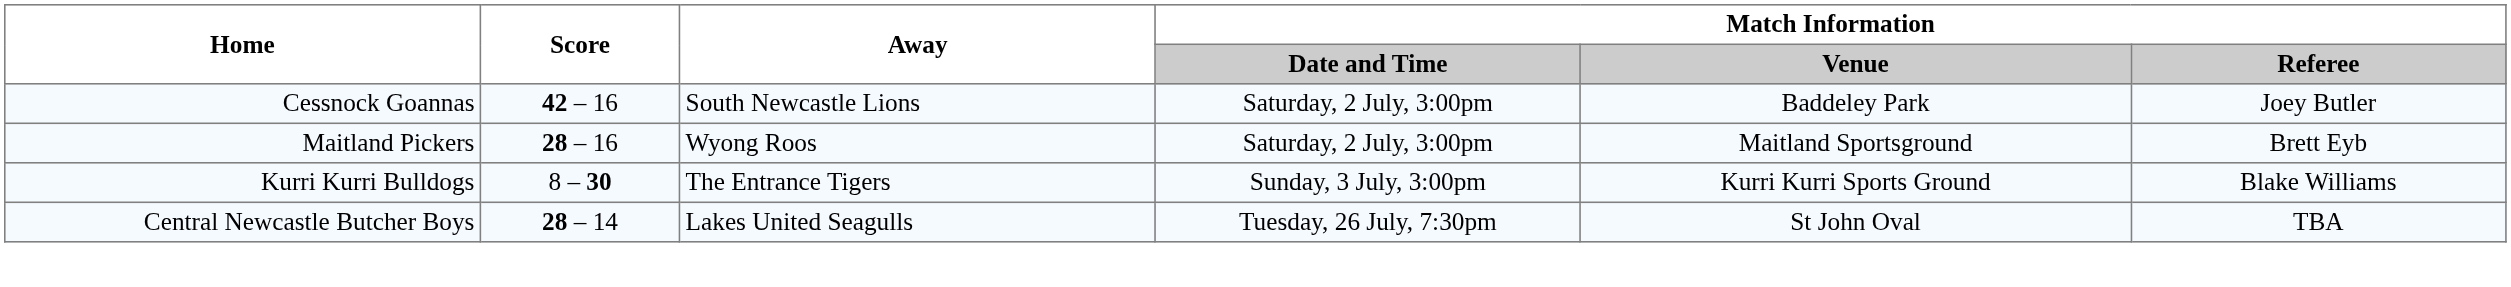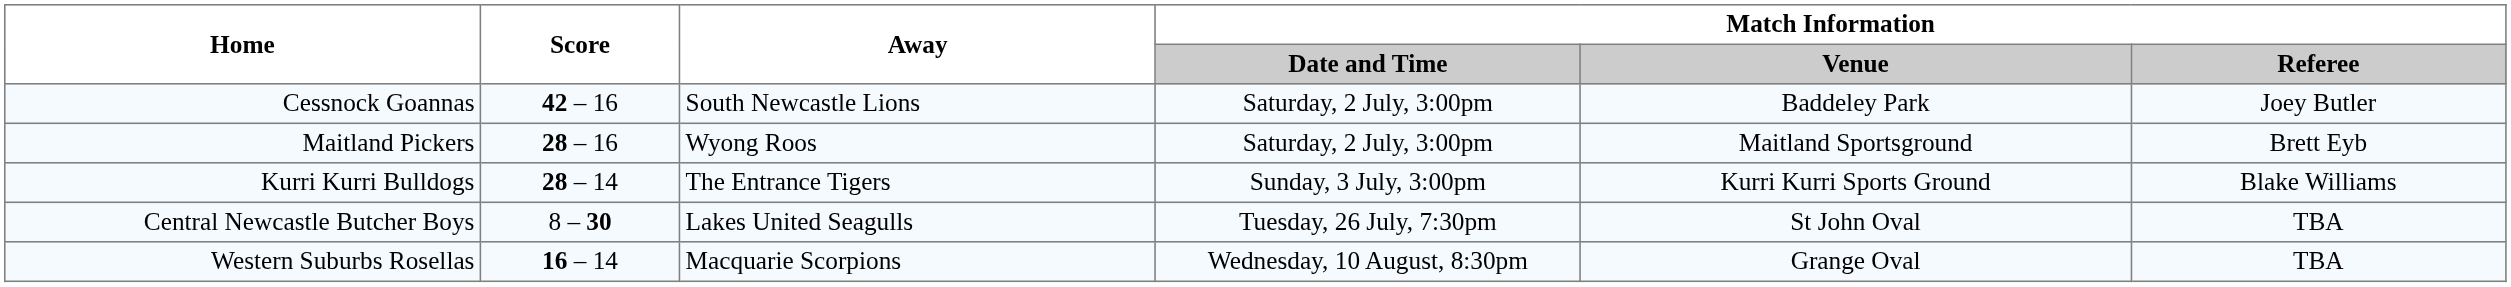(580, 182) 8 – 30 -> (580, 182) 28 – 14
(580, 221) 28 – 14 -> (580, 221) 8 – 30
+ row: (343, 261)
